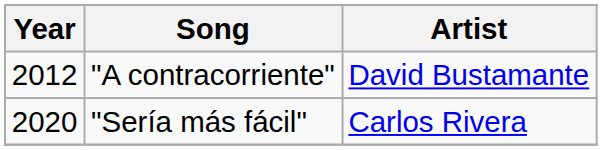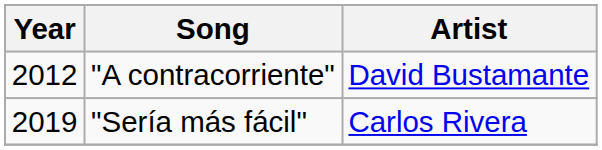(45, 122) 2020 -> (45, 122) 2019
